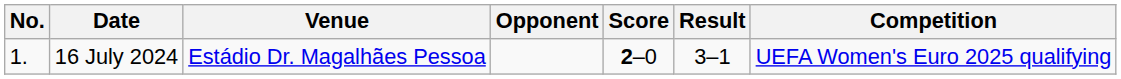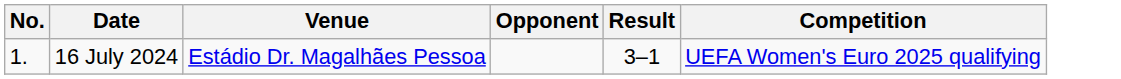- column: (639, 21)
